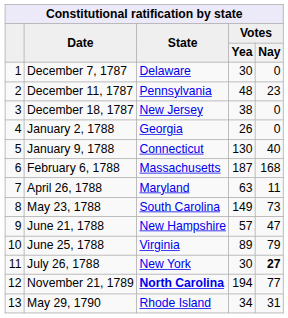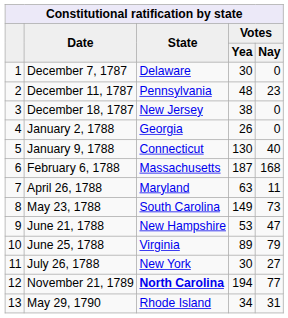(246, 226) 57 -> (246, 226) 53
(274, 264) bold -> (274, 264) normal
